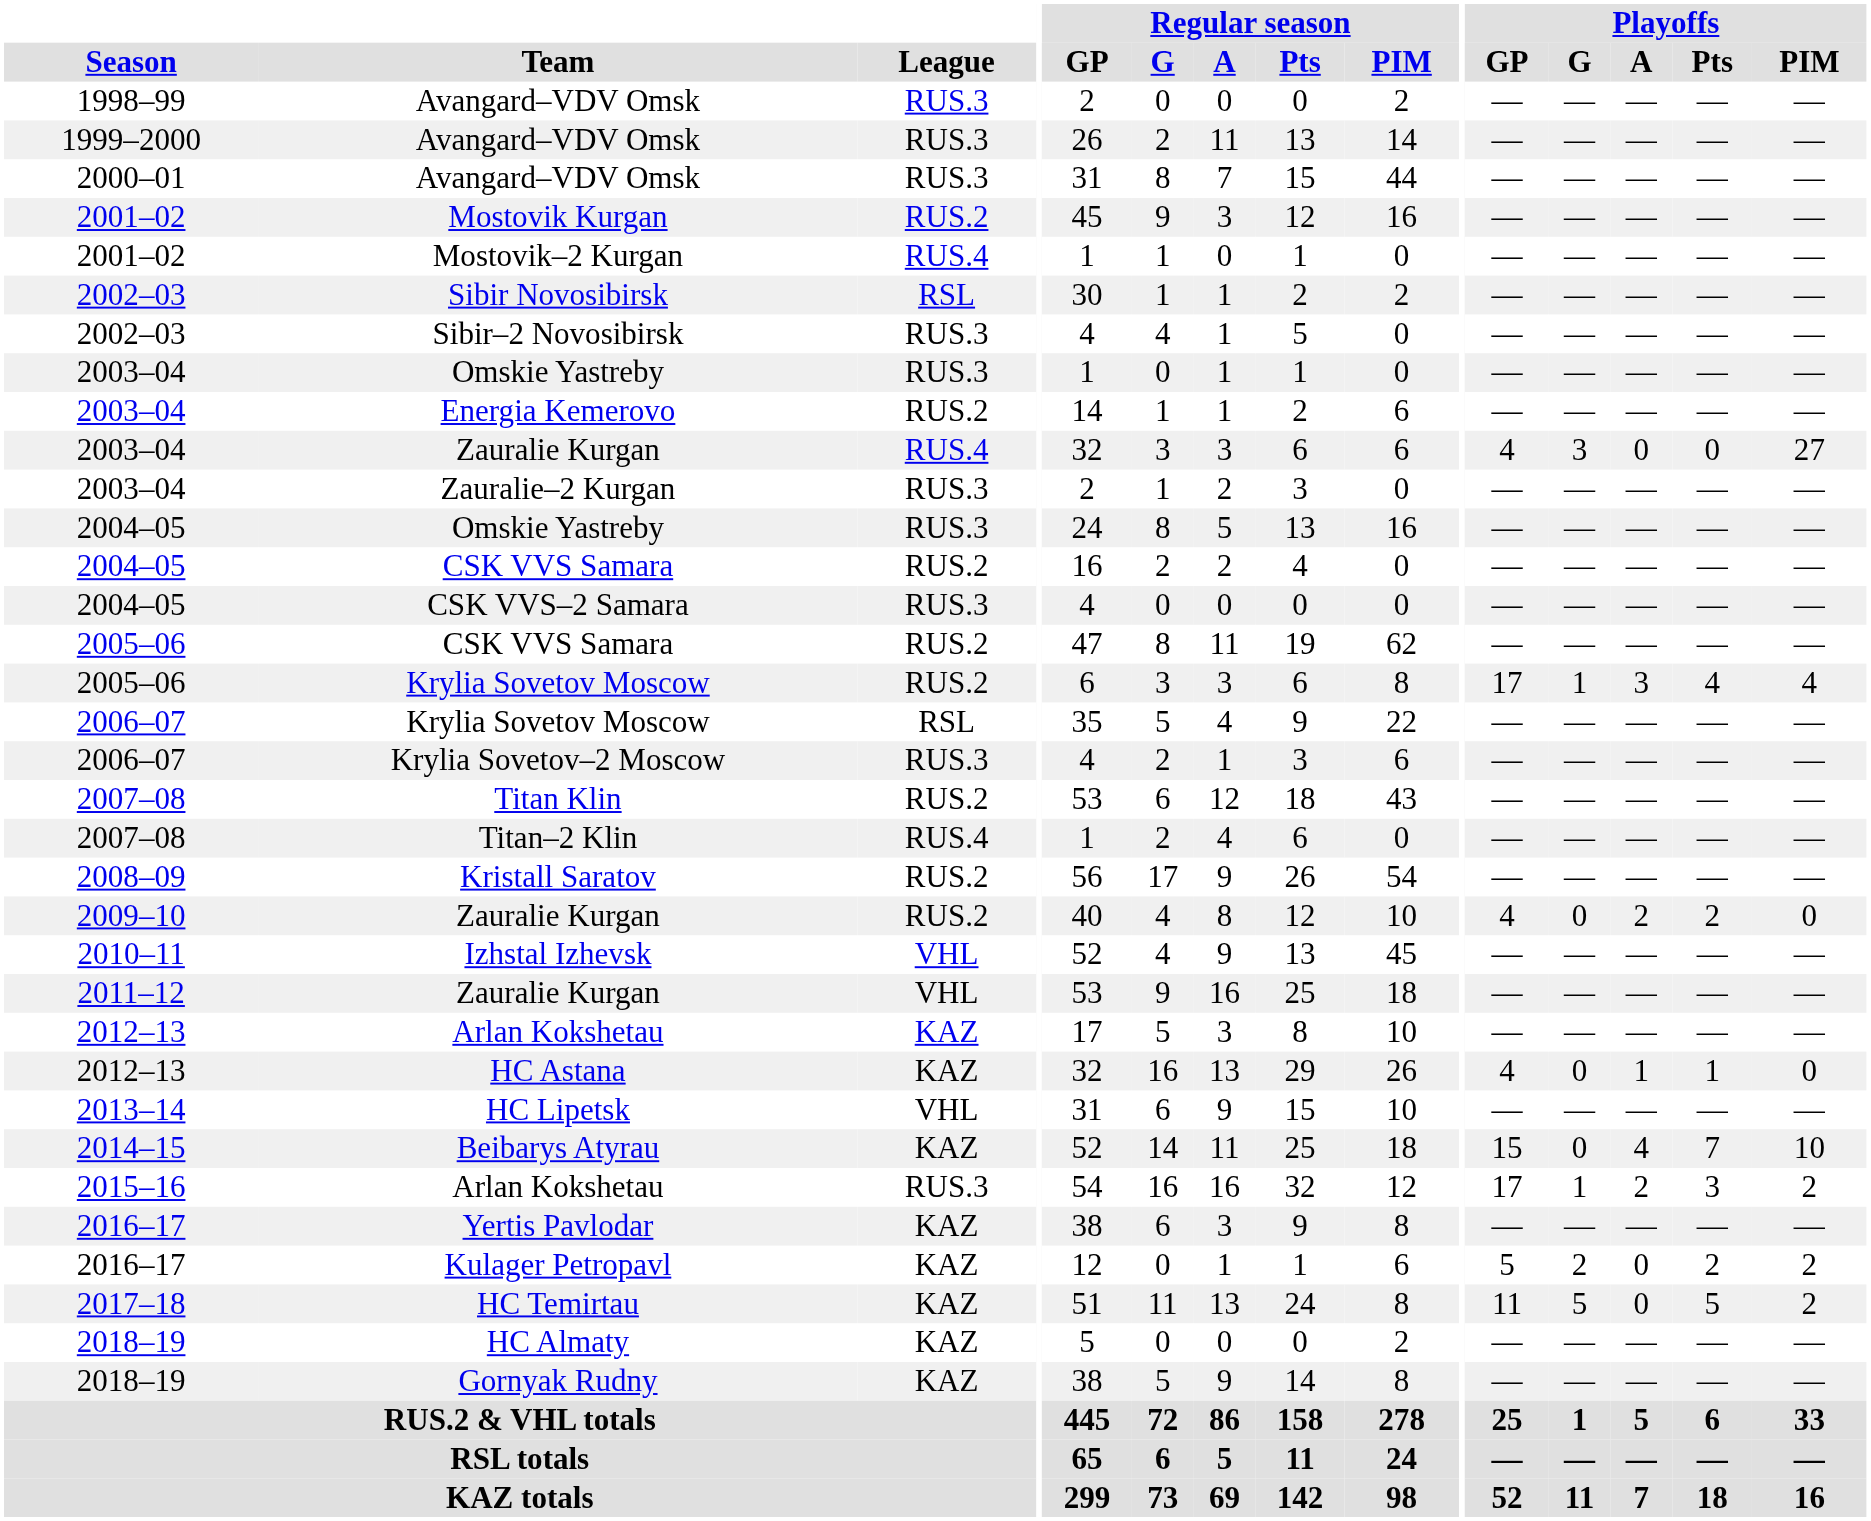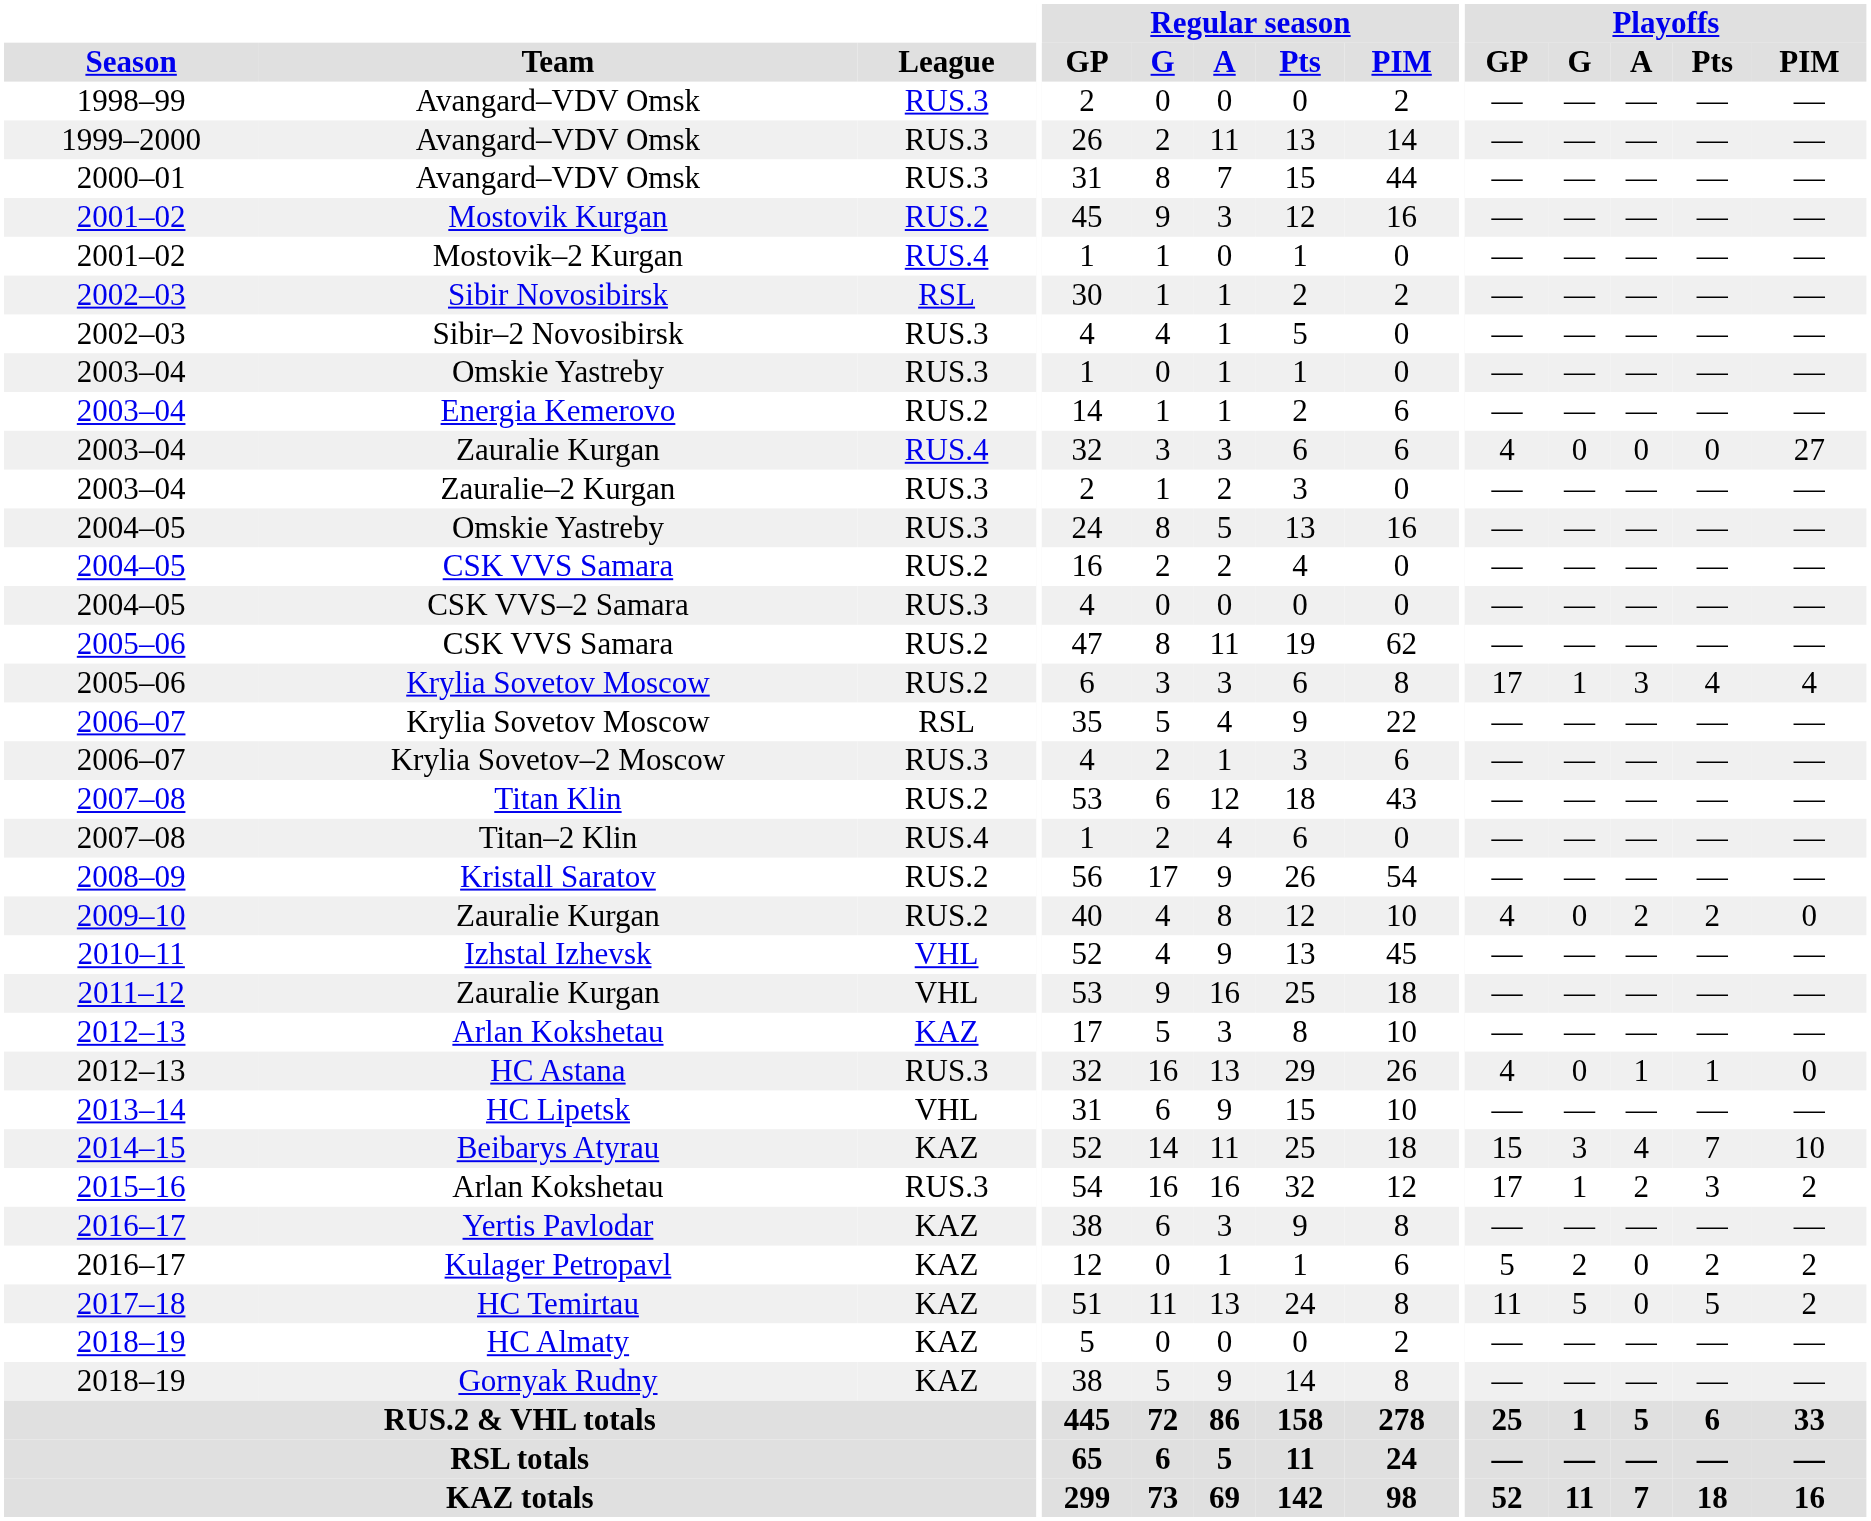(1579, 449) 3 -> (1579, 449) 0
(947, 1070) KAZ -> (947, 1070) RUS.3
(1579, 1148) 0 -> (1579, 1148) 3
